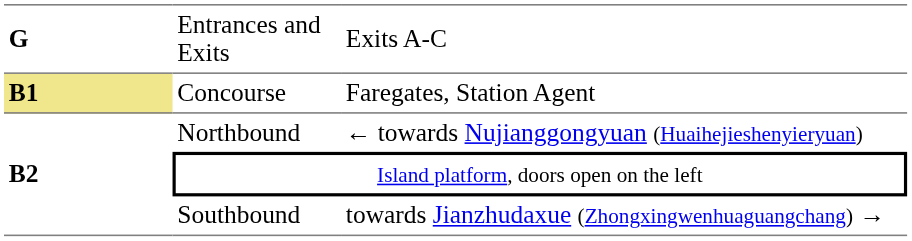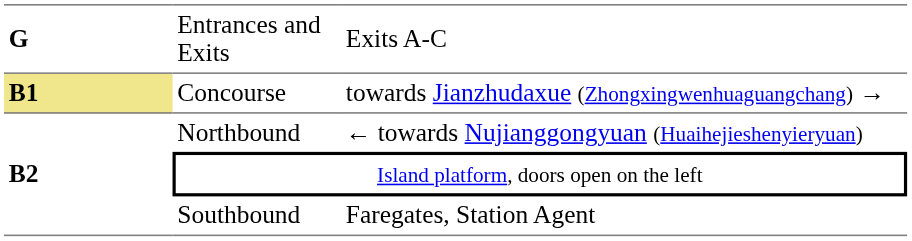(471, 92) Faregates, Station Agent -> (615, 92) towards Jianzhudaxue (Zhongxingwenhuaguangchang) →
(615, 215) towards Jianzhudaxue (Zhongxingwenhuaguangchang) → -> (471, 215) Faregates, Station Agent
